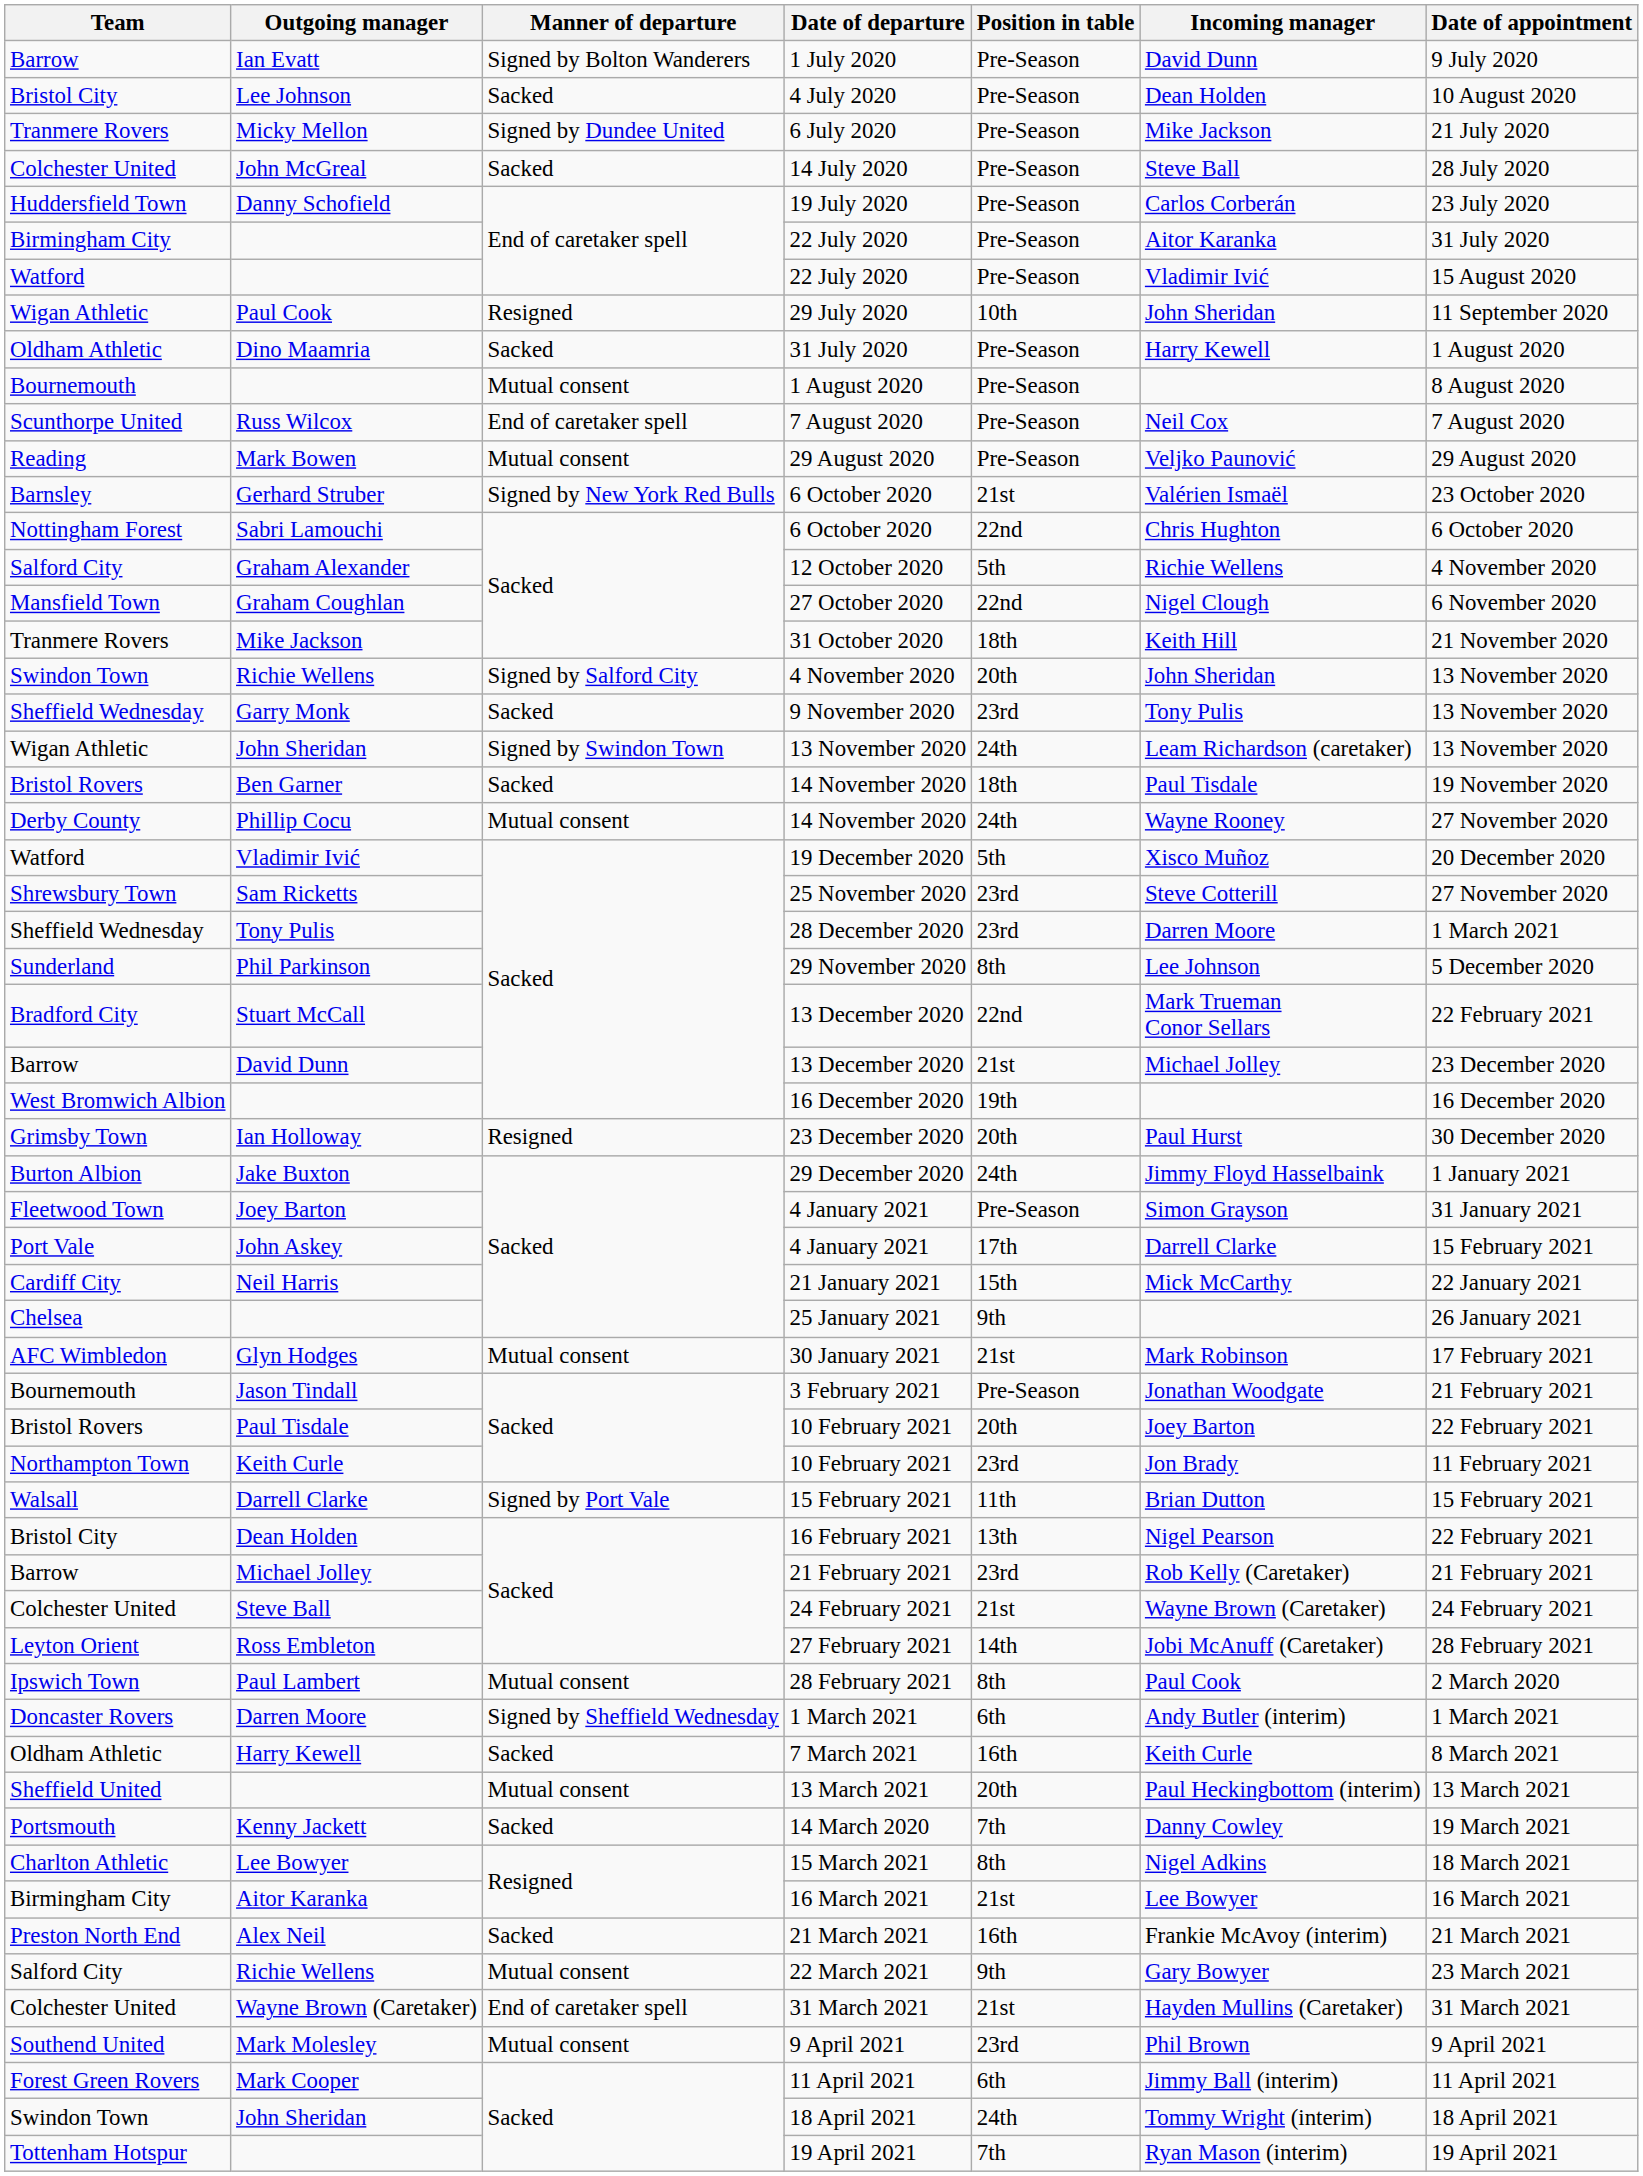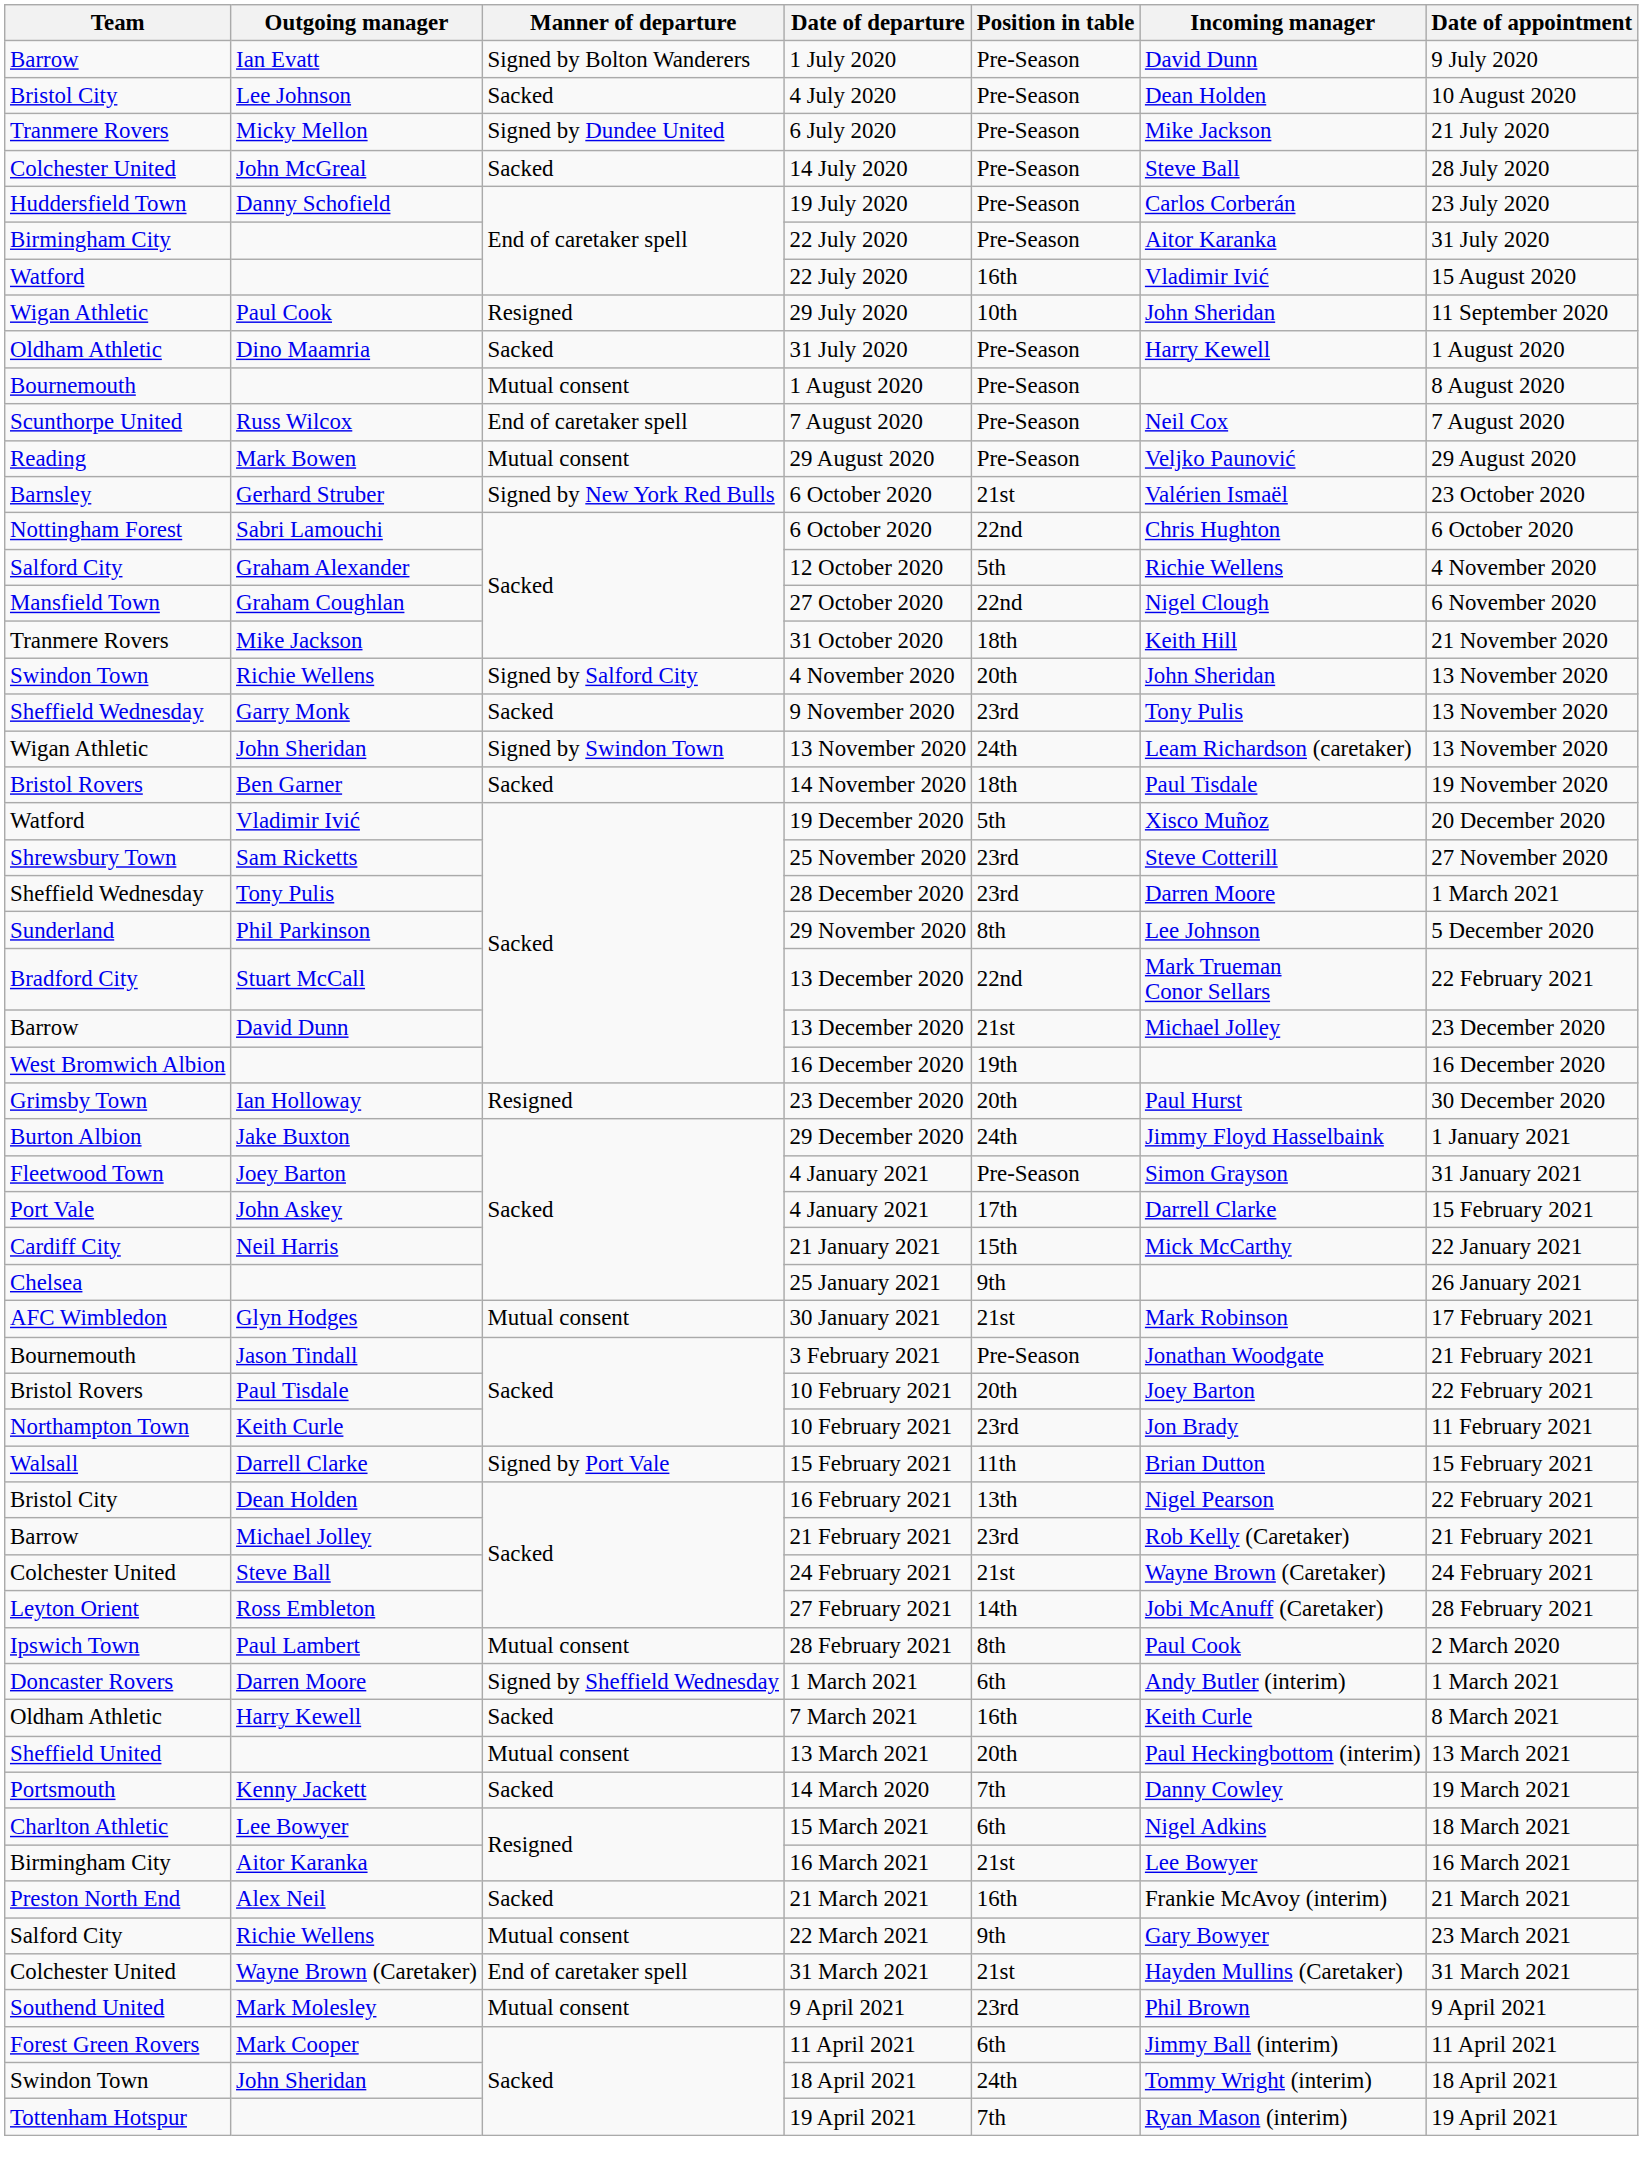(1028, 276) Pre-Season -> (997, 276) 16th
- row: (75, 820)
(991, 1862) 8th -> (991, 1826) 6th
